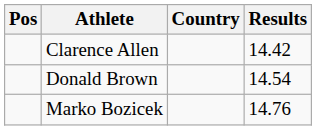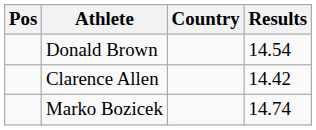rows swapped: (102, 49) <-> (102, 79)
(270, 109) 14.76 -> (270, 109) 14.74
